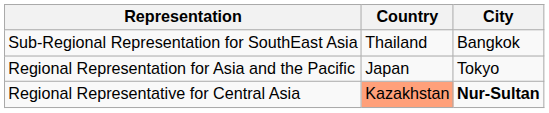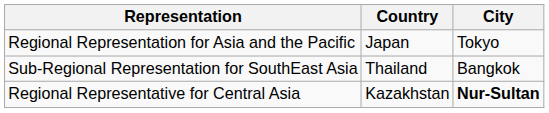rows swapped: (182, 68) <-> (183, 42)
(407, 94) lightsalmon background -> (407, 94) no background
